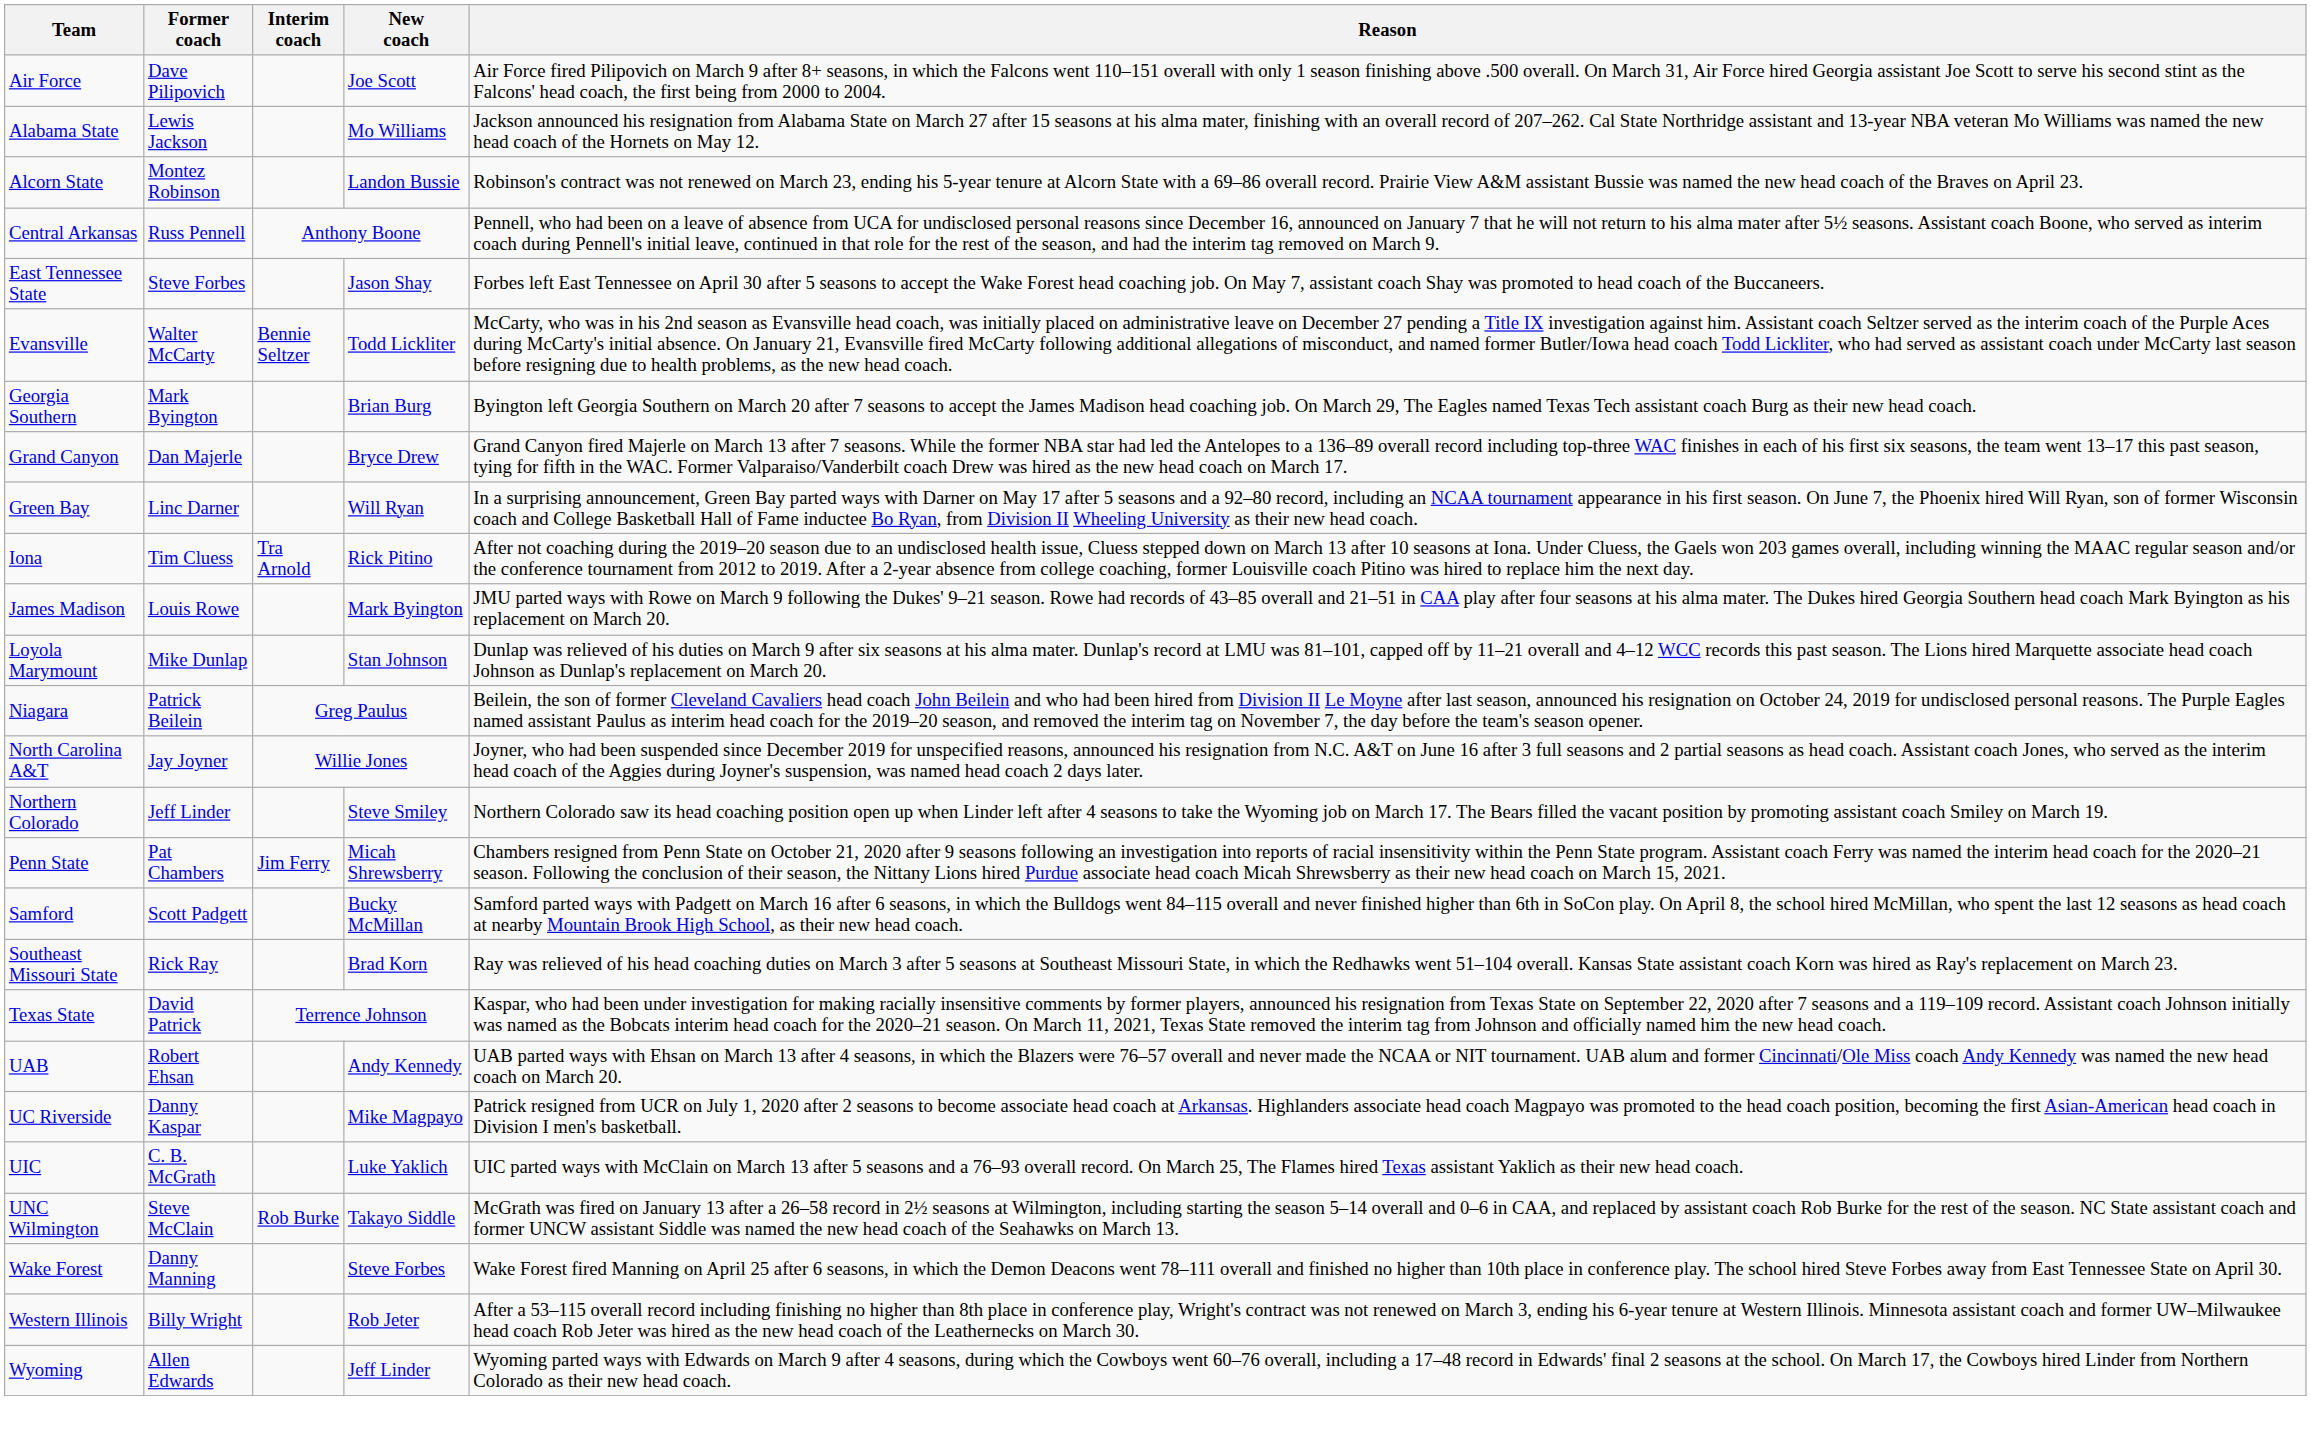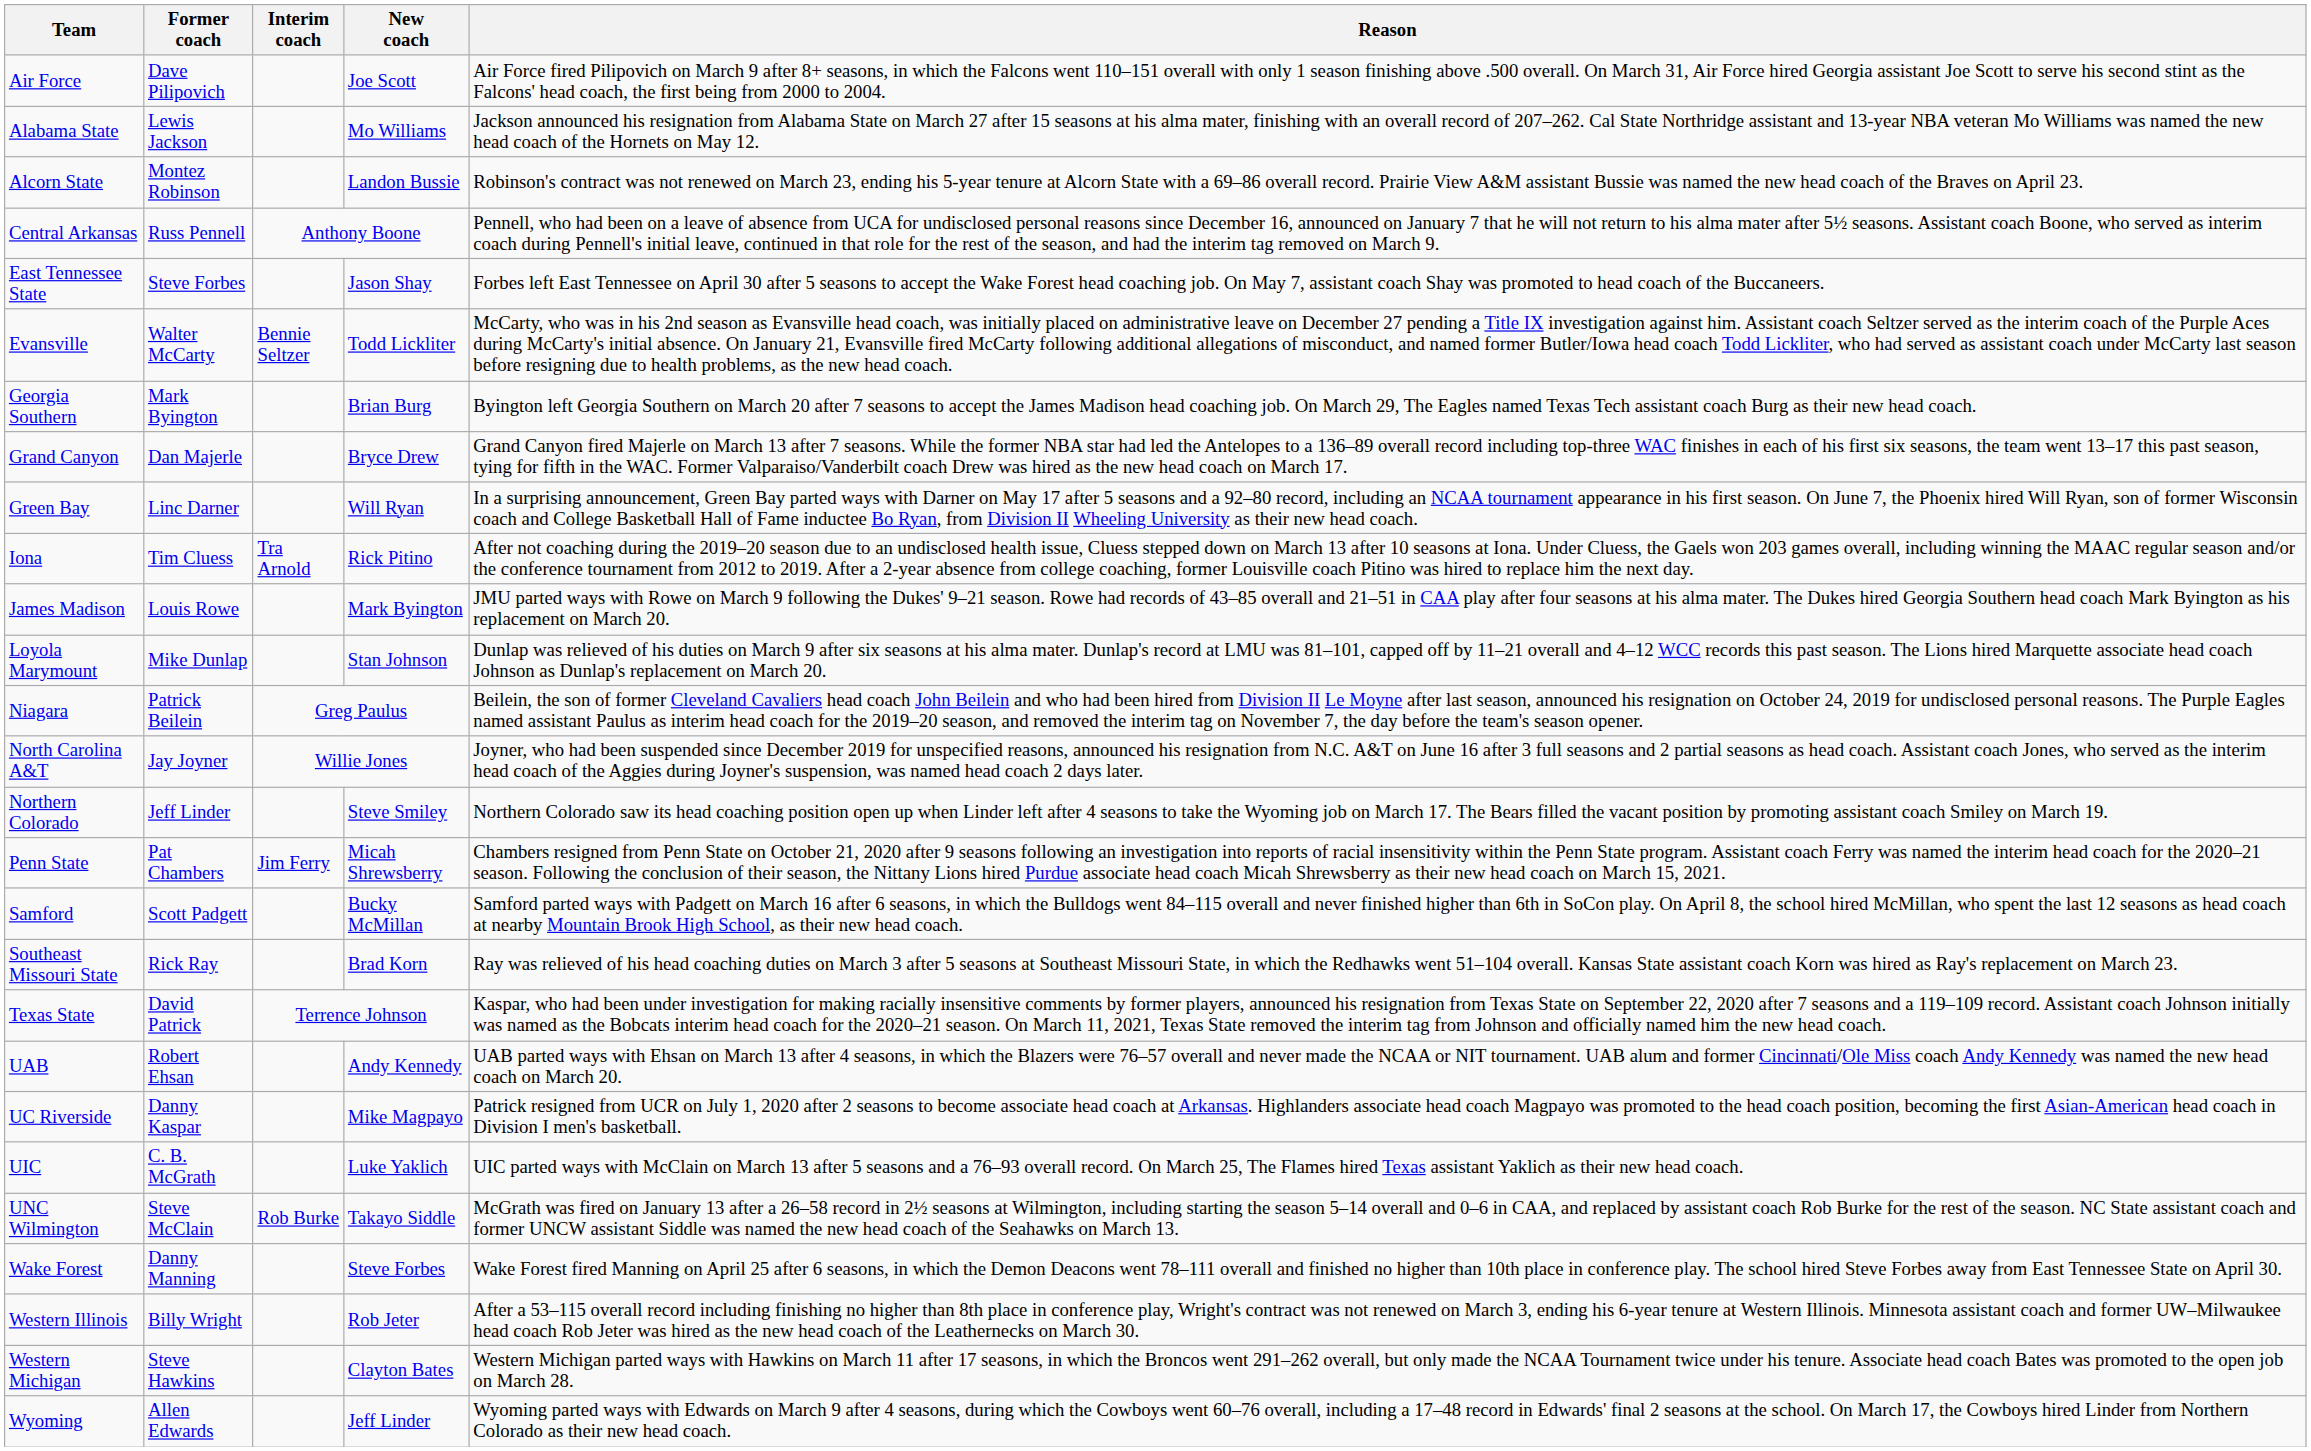+ row: (45, 1370)
